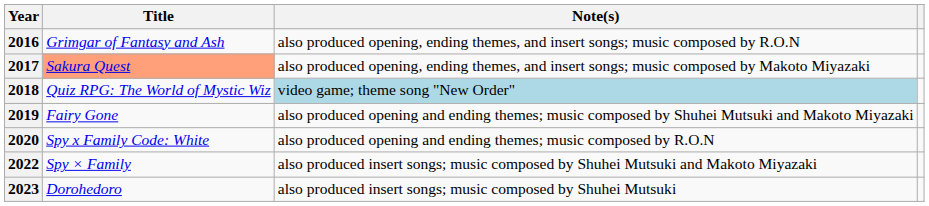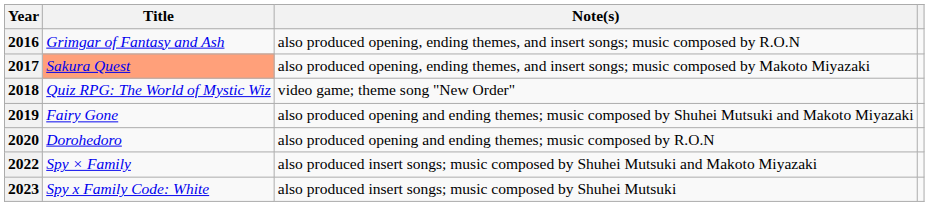(396, 90) lightblue background -> (396, 90) no background
(128, 139) Spy x Family Code: White -> (84, 139) Dorohedoro
(84, 189) Dorohedoro -> (128, 189) Spy x Family Code: White
